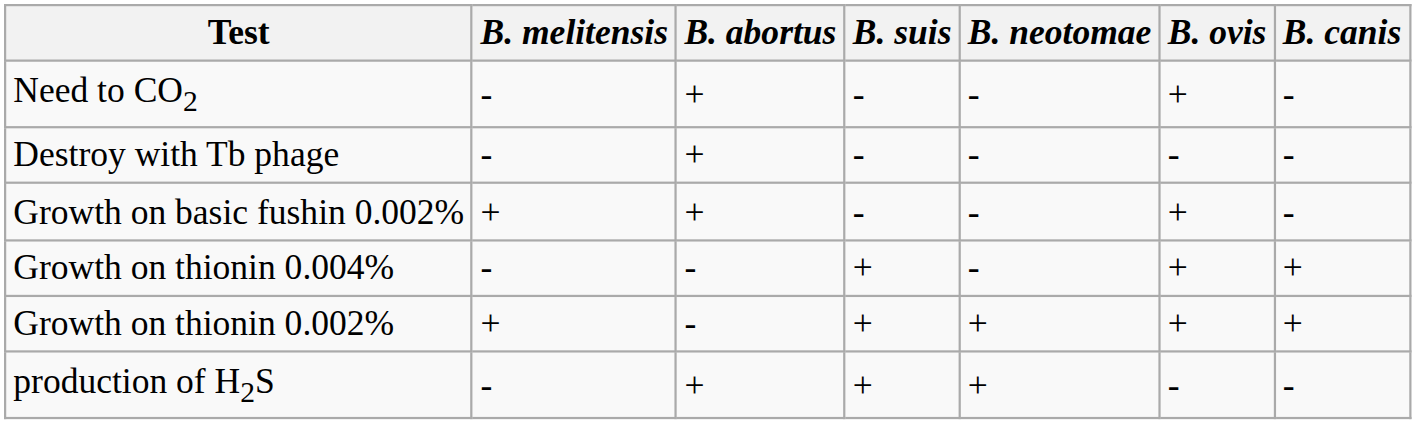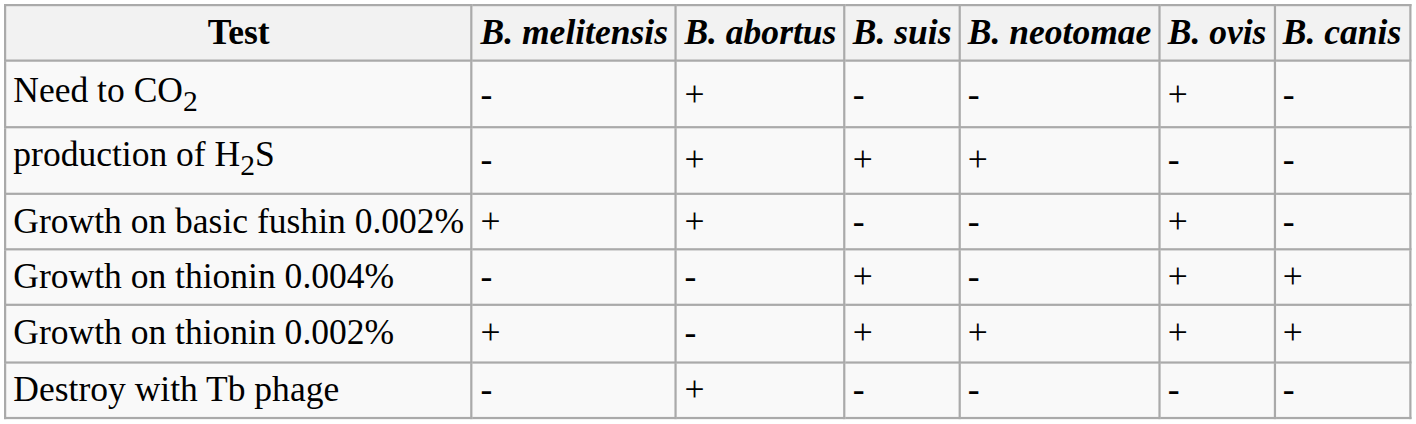rows swapped: (144, 384) <-> (176, 154)
